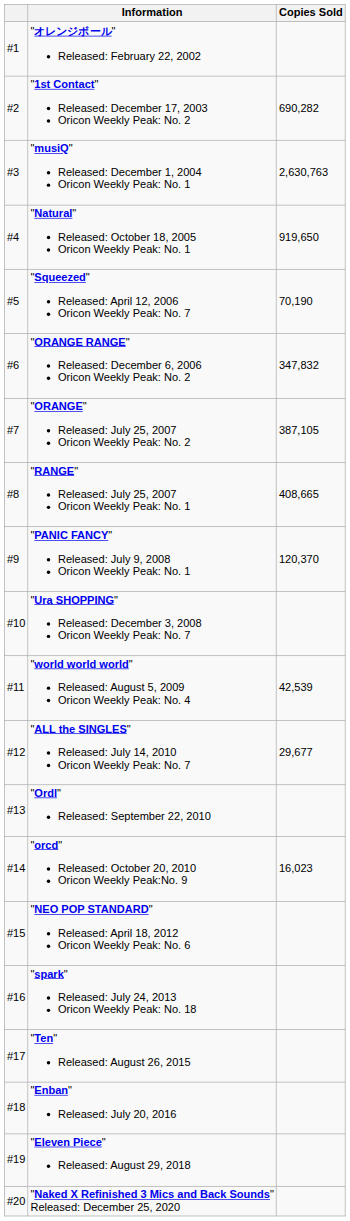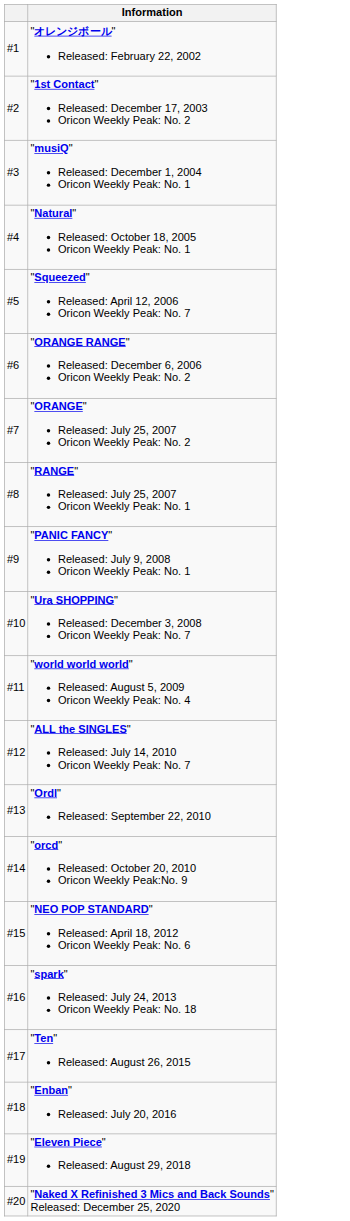- column: (311, 13)
